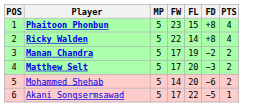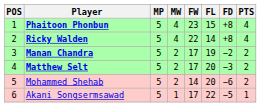+ column: (176, 11)
